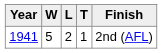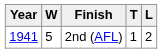columns swapped: (69, 15) <-> (124, 15)
